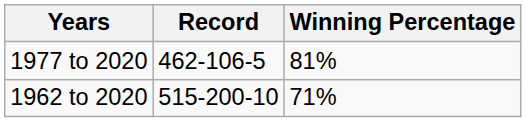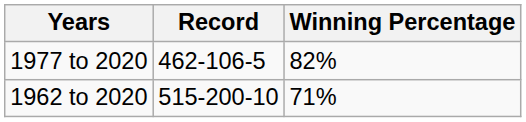(313, 60) 81% -> (313, 60) 82%
